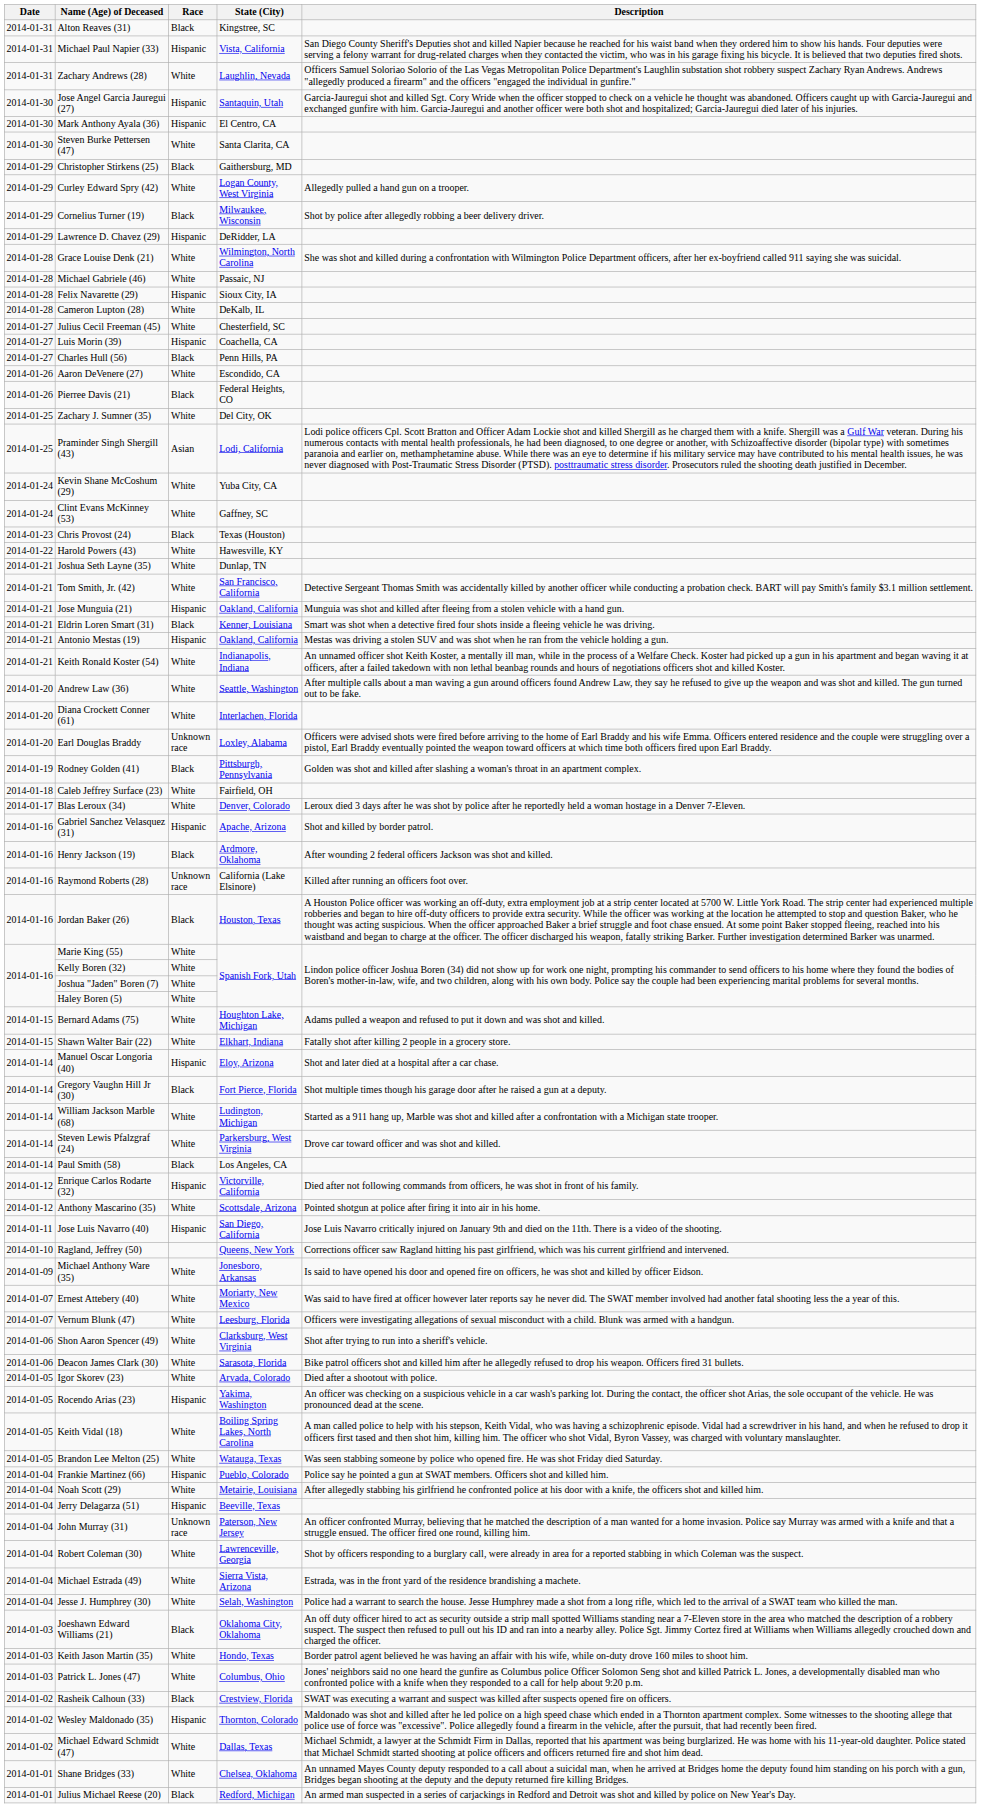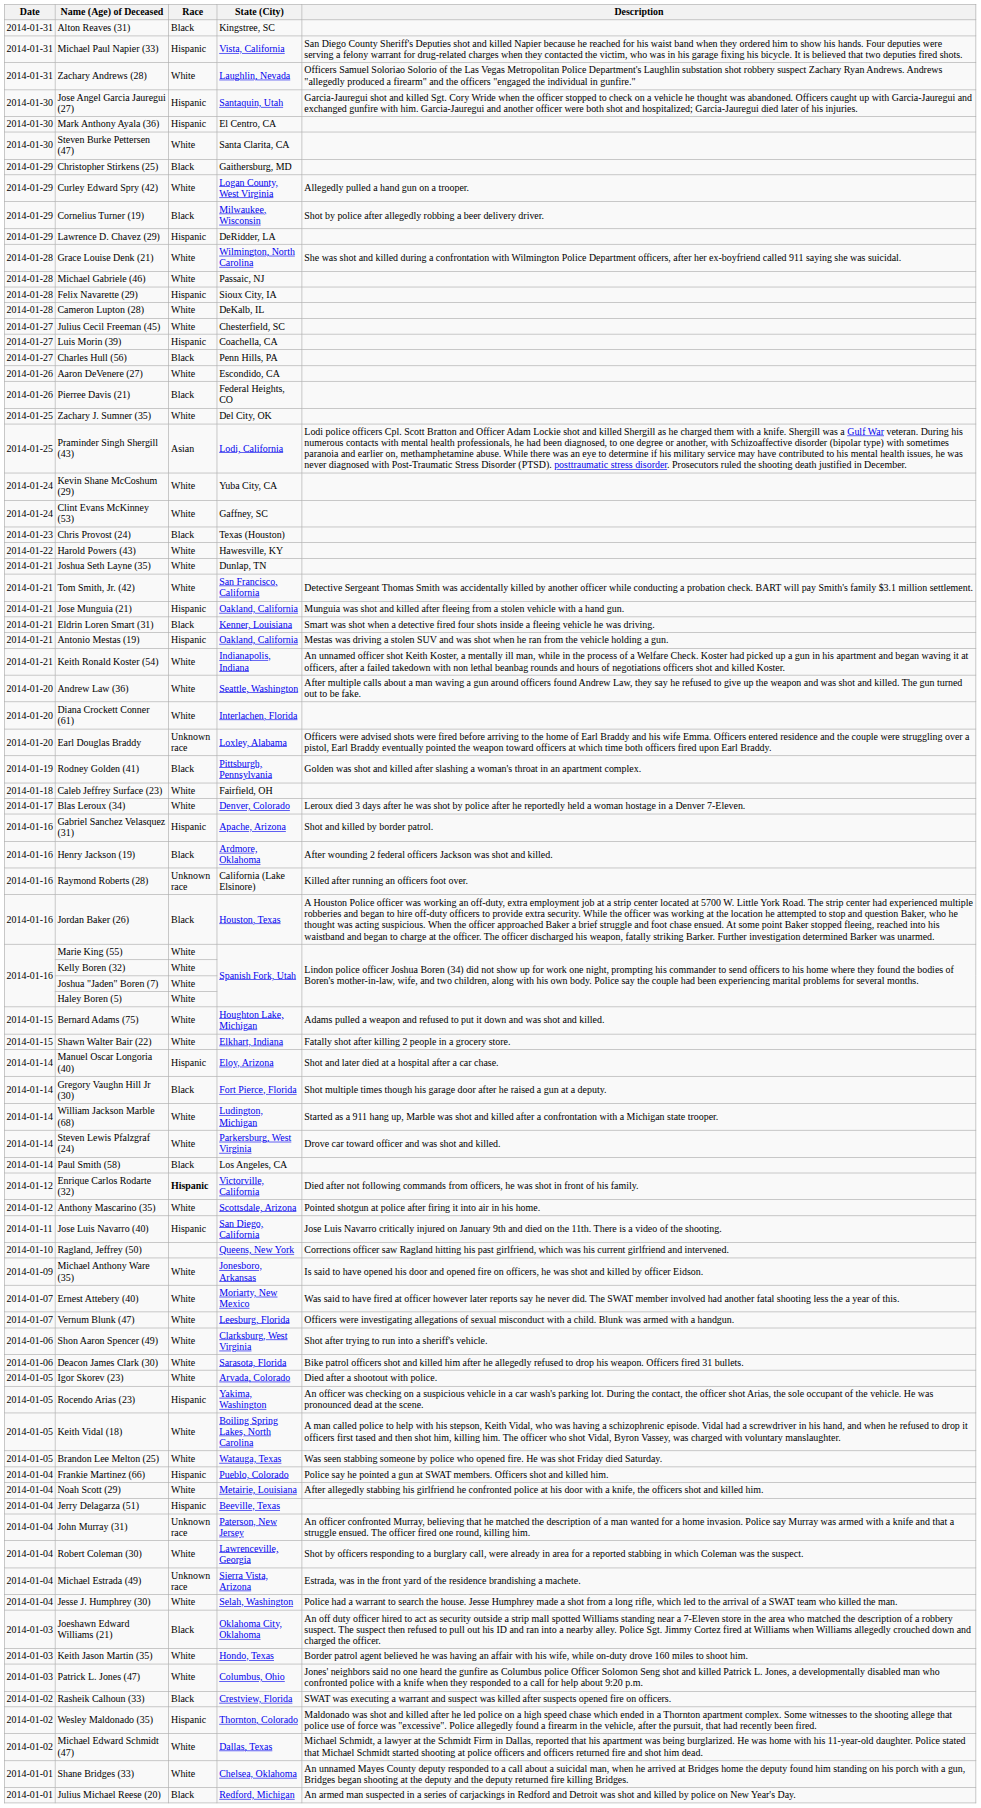(189, 1186) normal -> (190, 1186) bold
(183, 1581) White -> (191, 1581) Unknown race
